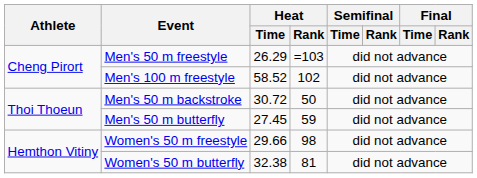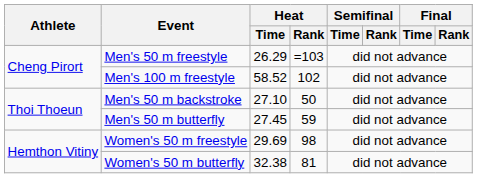(270, 99) 30.72 -> (270, 99) 27.10
(270, 141) 29.66 -> (270, 141) 29.69
